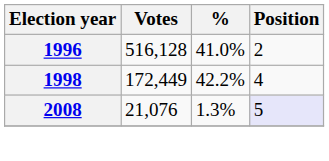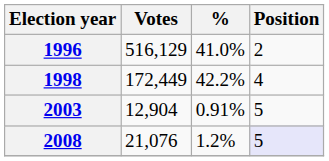(156, 49) 516,128 -> (156, 49) 516,129
+ row: (63, 110)
(216, 110) 1.3% -> (216, 140) 1.2%
